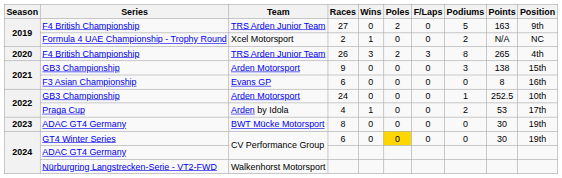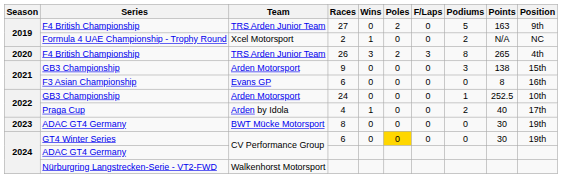(502, 110) 53 -> (502, 110) 40
